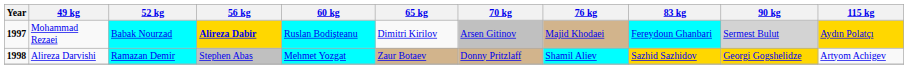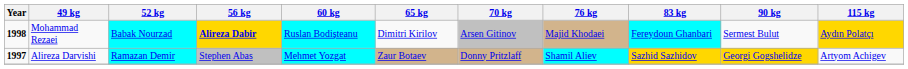(16, 34) 1997 -> (16, 34) 1998
(751, 34) lightgrey background -> (751, 34) no background
(16, 56) 1998 -> (16, 56) 1997
